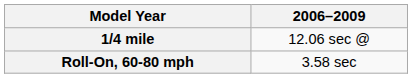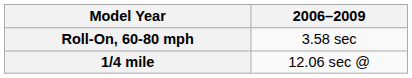rows swapped: (128, 39) <-> (128, 62)
